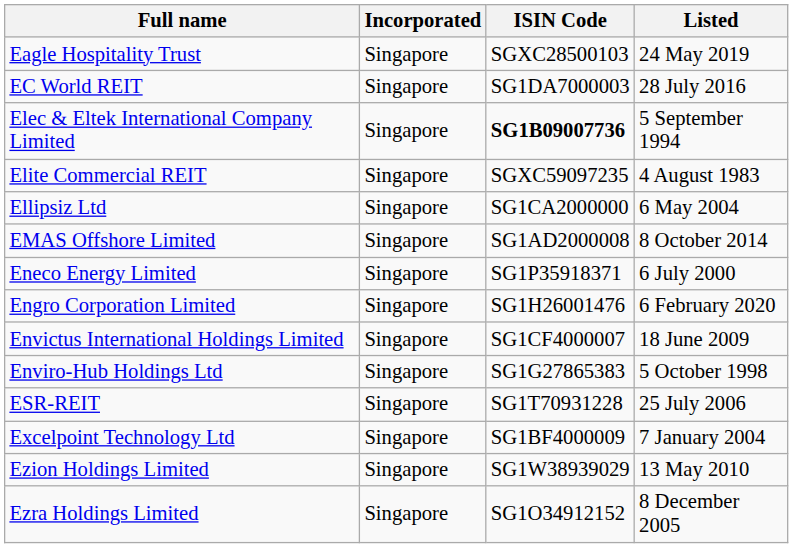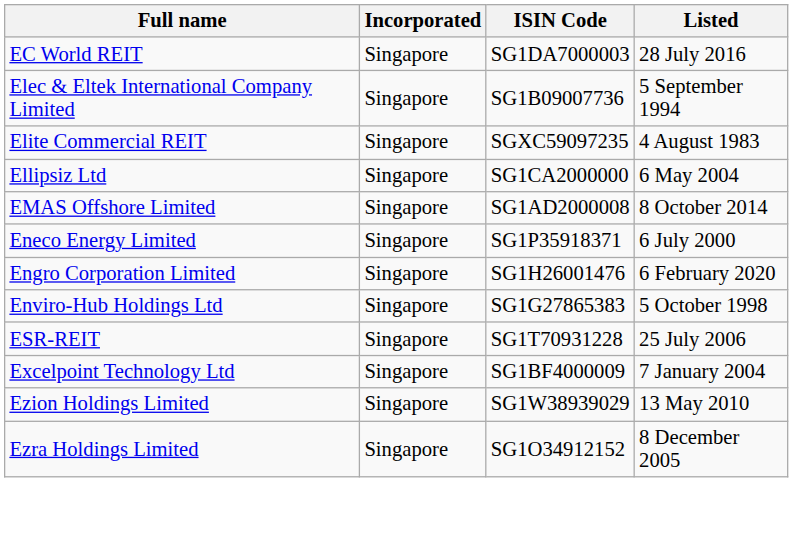- row: (105, 53)
(558, 130) bold -> (557, 97) normal
- row: (176, 338)
